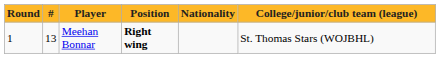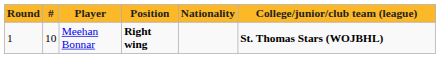(51, 37) 13 -> (51, 37) 10
(307, 37) normal -> (312, 37) bold
